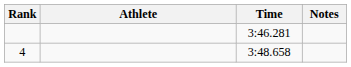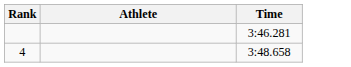- column: (324, 14)
